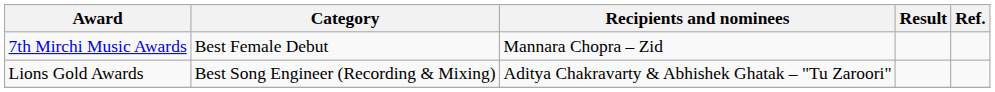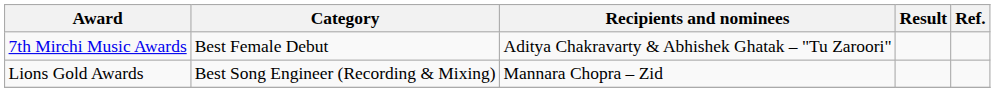(583, 45) Mannara Chopra – Zid -> (698, 45) Aditya Chakravarty & Abhishek Ghatak – "Tu Zaroori"
(698, 73) Aditya Chakravarty & Abhishek Ghatak – "Tu Zaroori" -> (583, 73) Mannara Chopra – Zid
